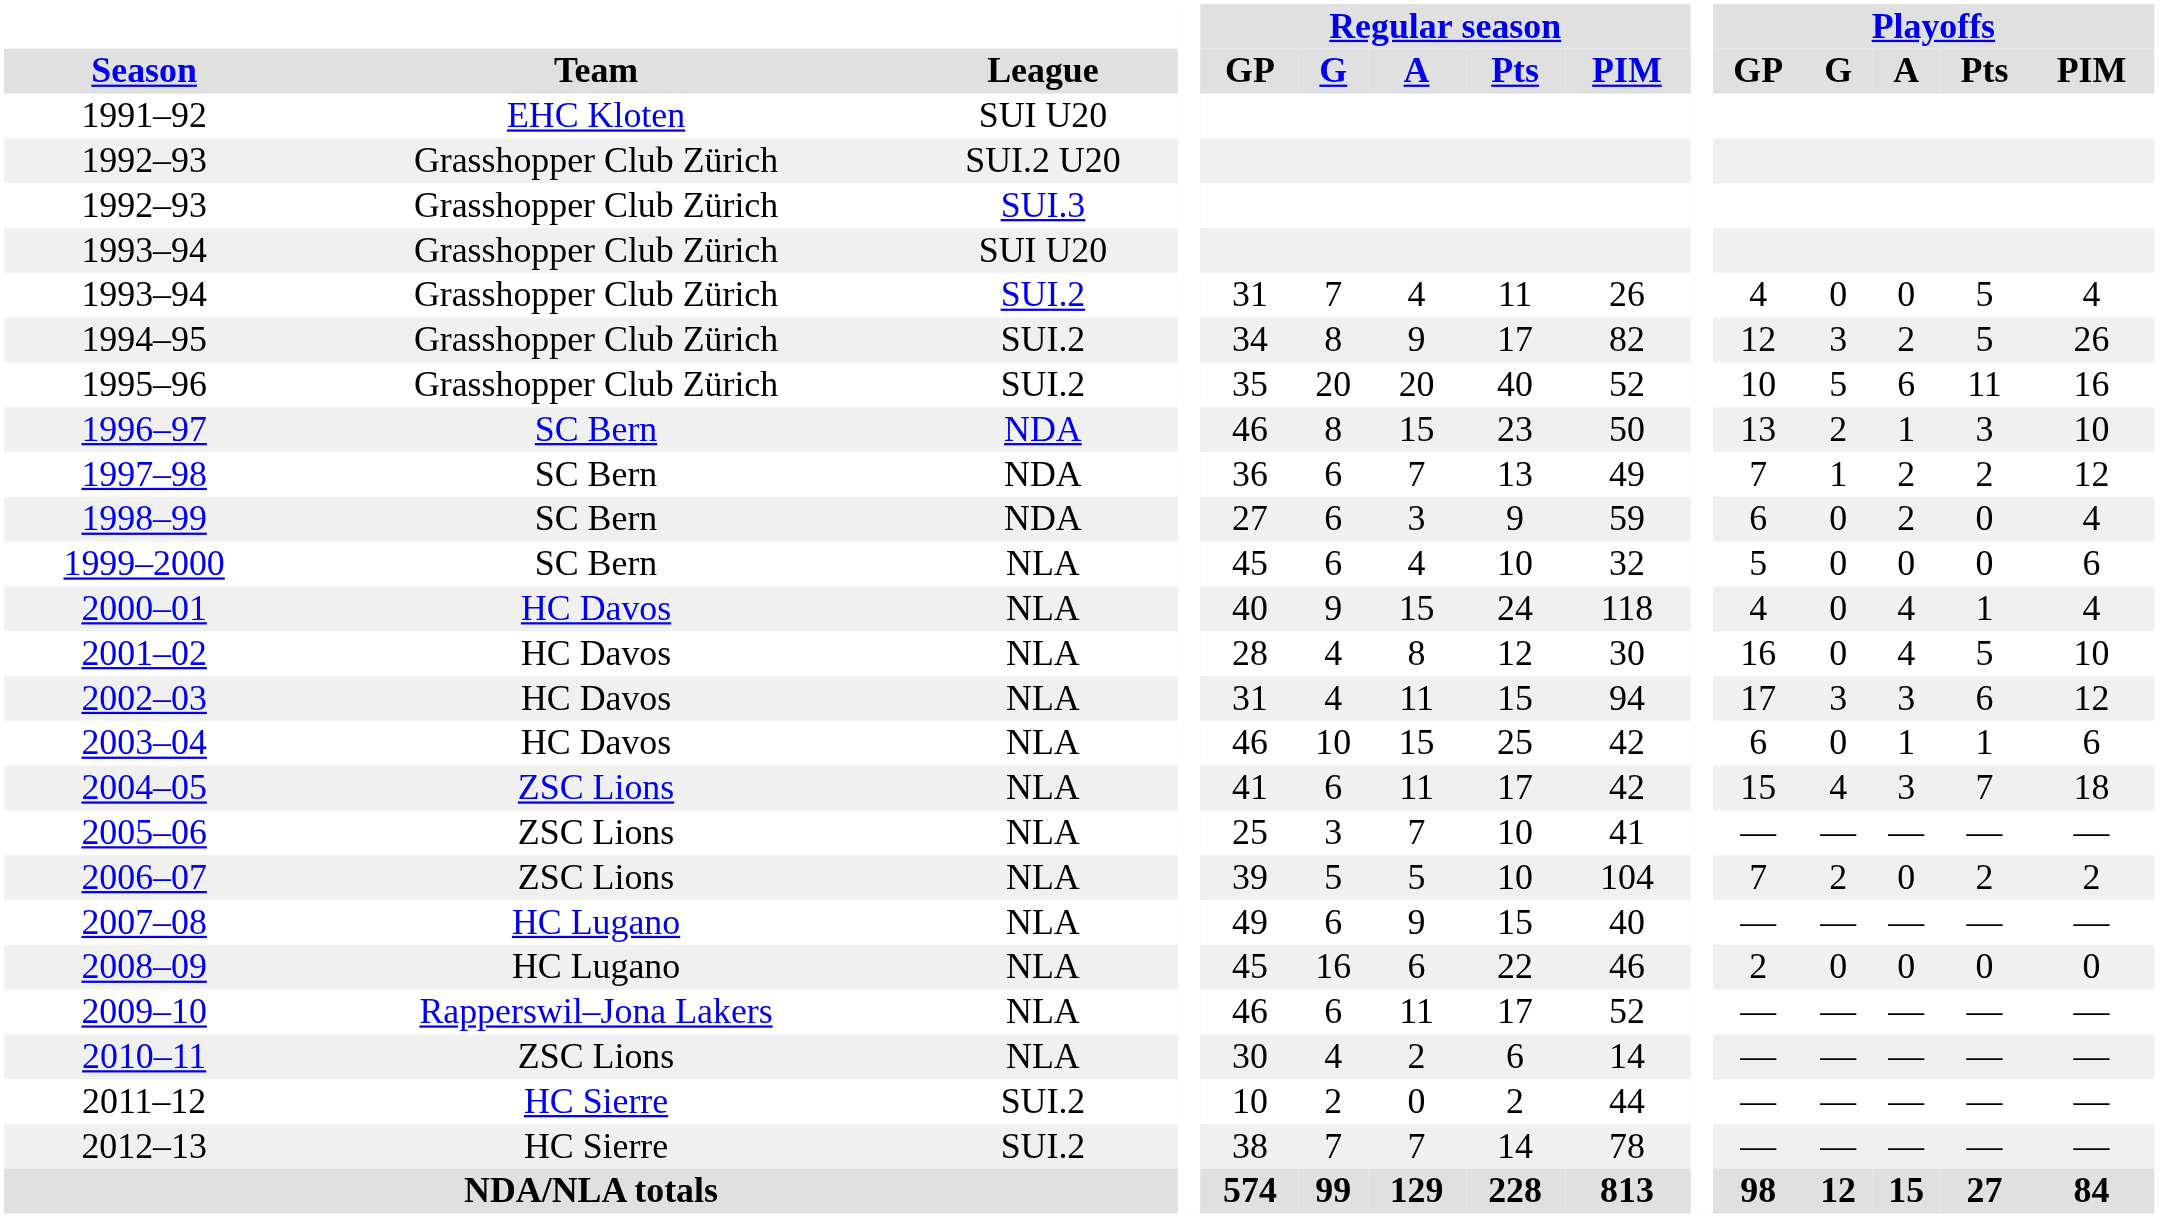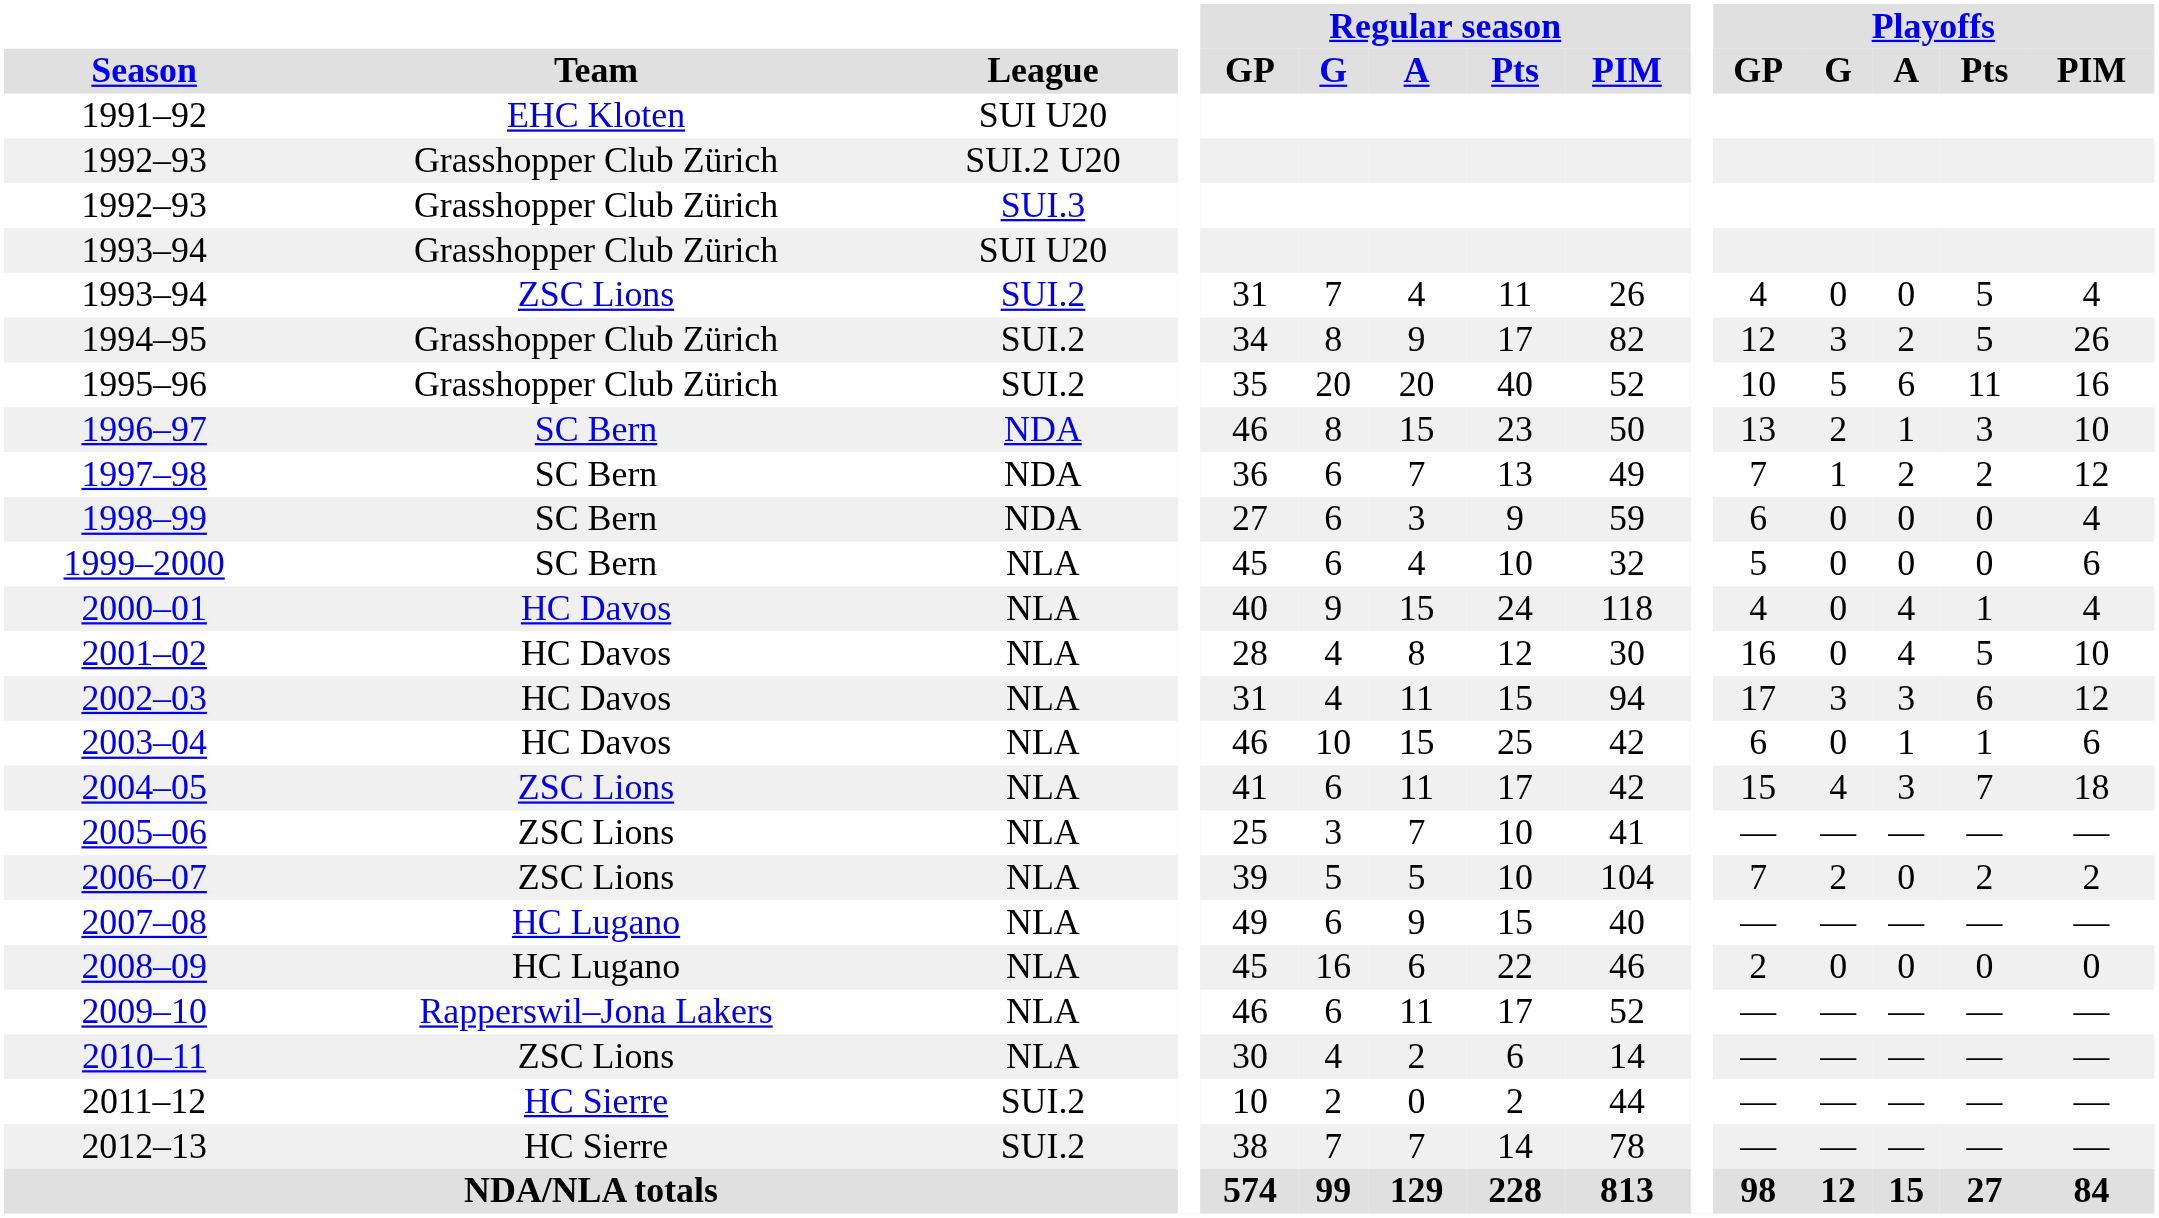(596, 294) Grasshopper Club Zürich -> (596, 294) ZSC Lions
(1906, 518) 2 -> (1906, 518) 0
